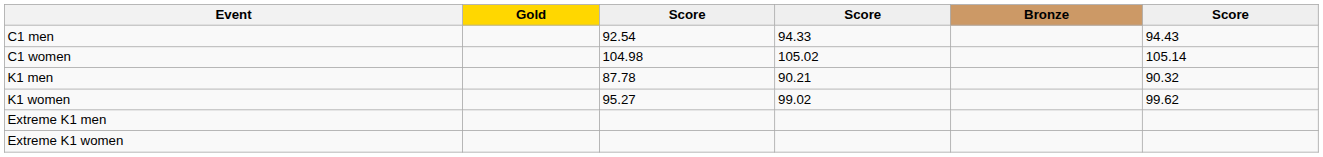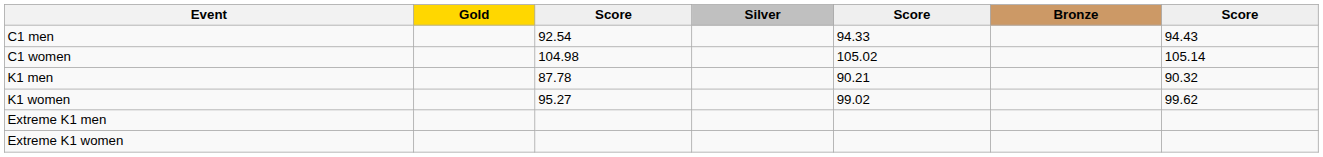+ column: (763, 15)
